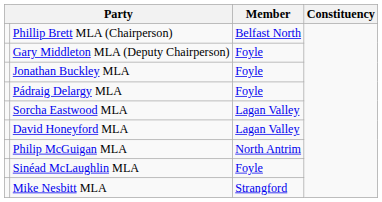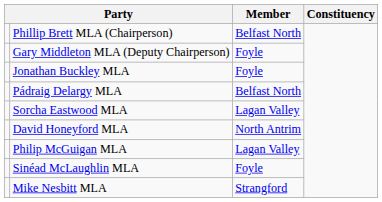(249, 91) Foyle -> (268, 91) Belfast North
(267, 129) Lagan Valley -> (268, 129) North Antrim
(268, 149) North Antrim -> (267, 149) Lagan Valley
